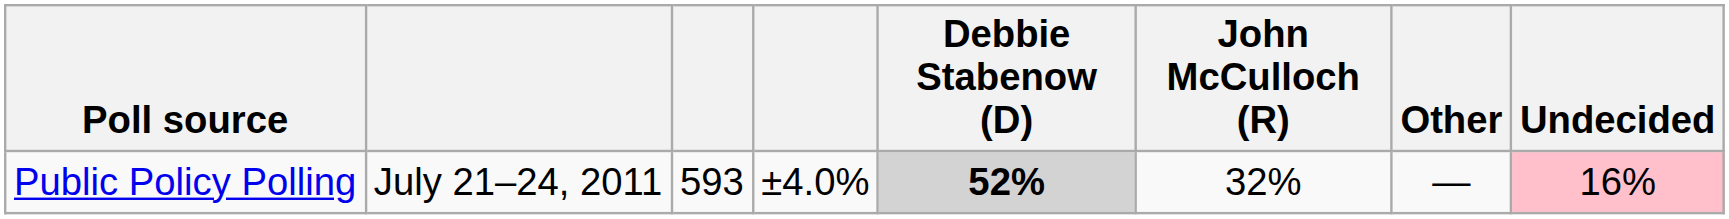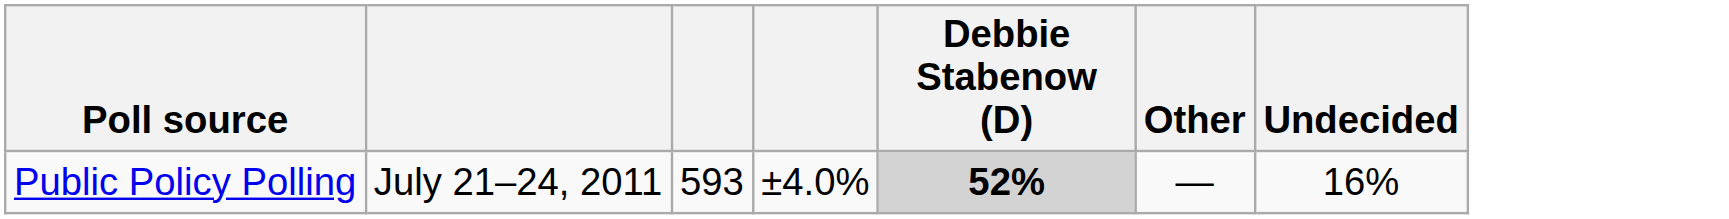- column: (1263, 77)
(1618, 181) pink background -> (1361, 181) no background
